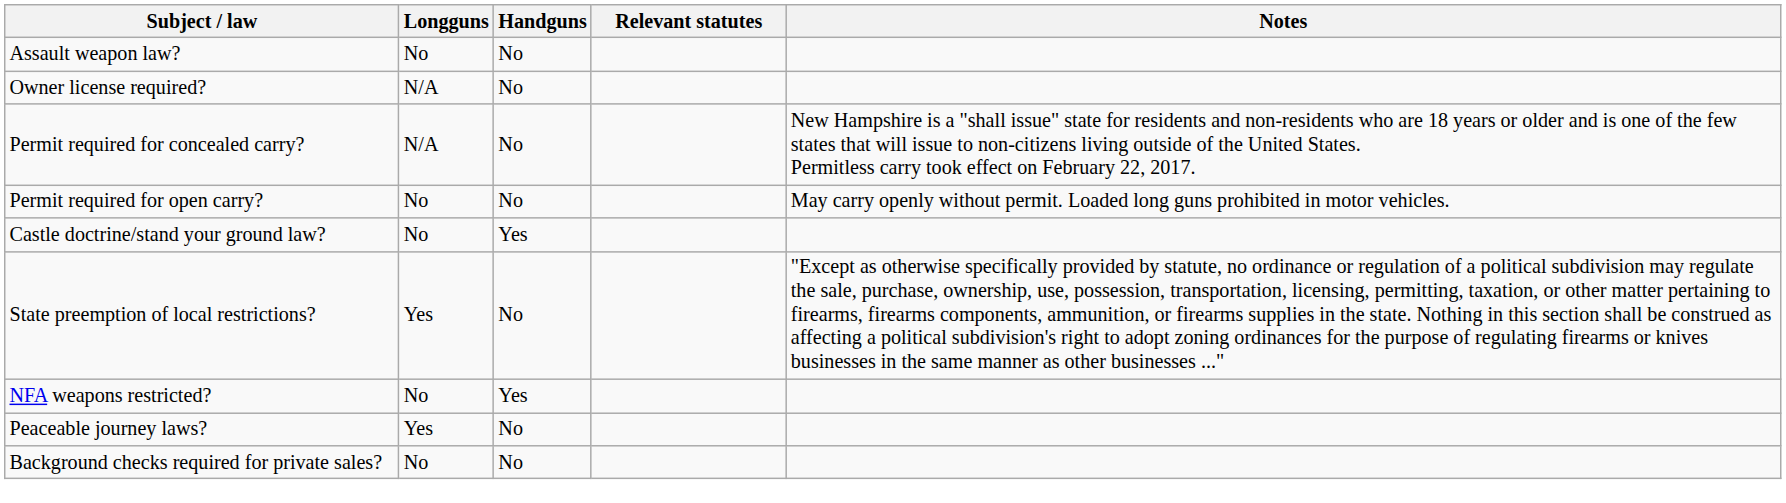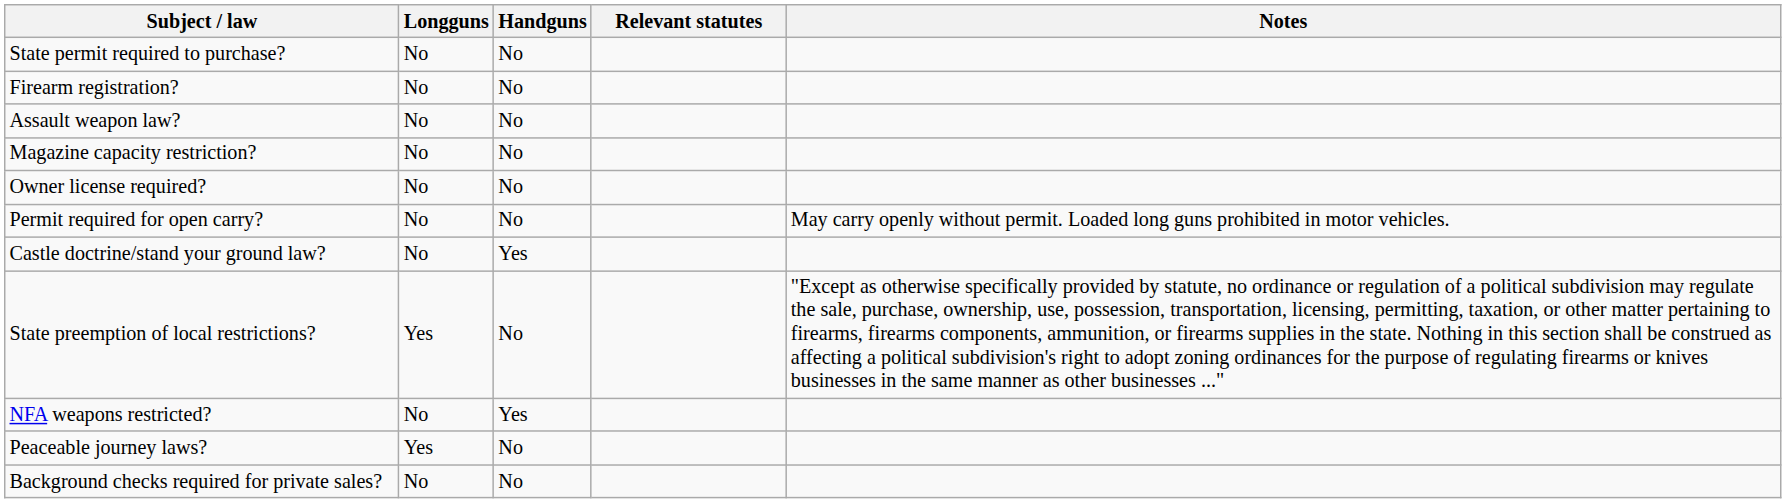+ row: (147, 53)
+ row: (94, 87)
+ row: (133, 153)
(421, 87) N/A -> (416, 186) No
- row: (157, 144)
